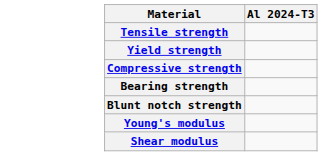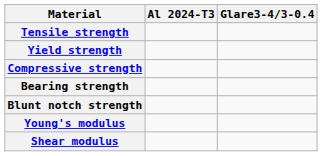+ column: (267, 14)
